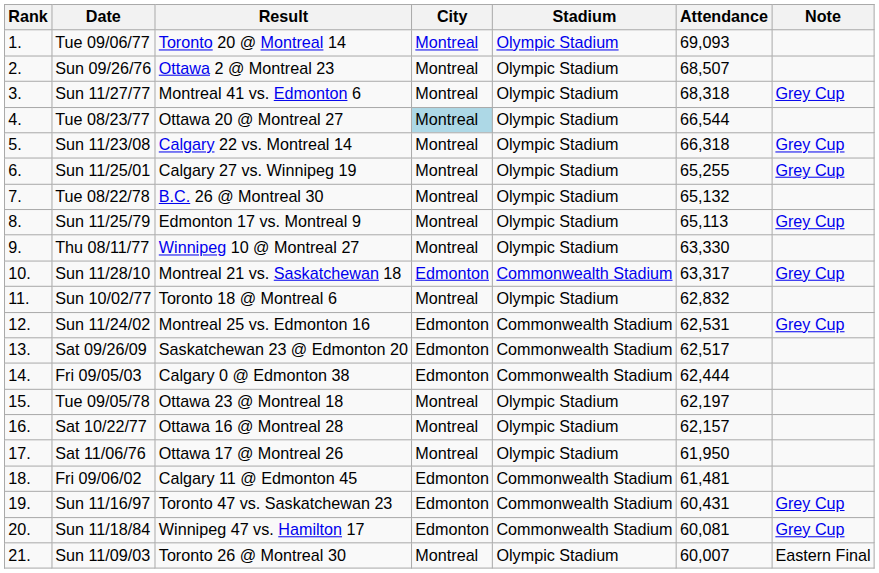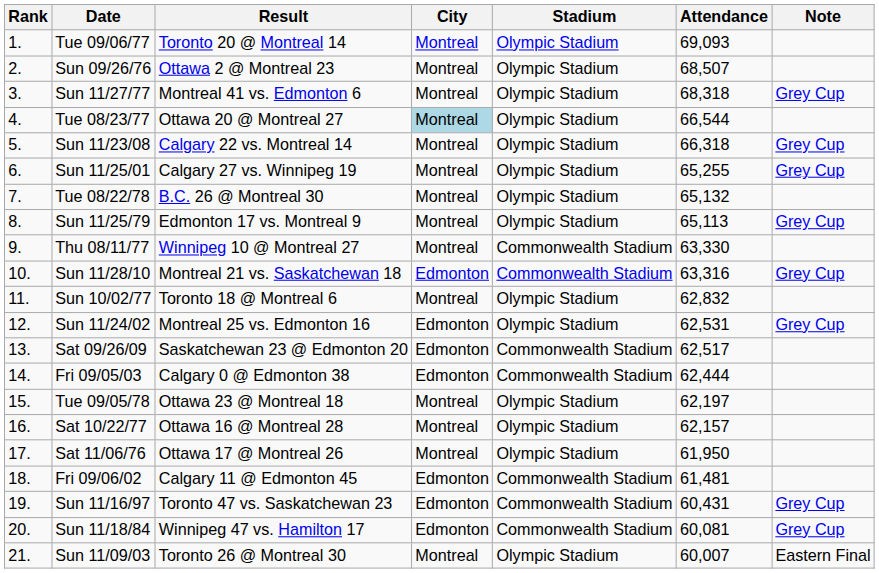(558, 247) Olympic Stadium -> (584, 247) Commonwealth Stadium
(705, 273) 63,317 -> (705, 273) 63,316
(584, 324) Commonwealth Stadium -> (558, 324) Olympic Stadium
